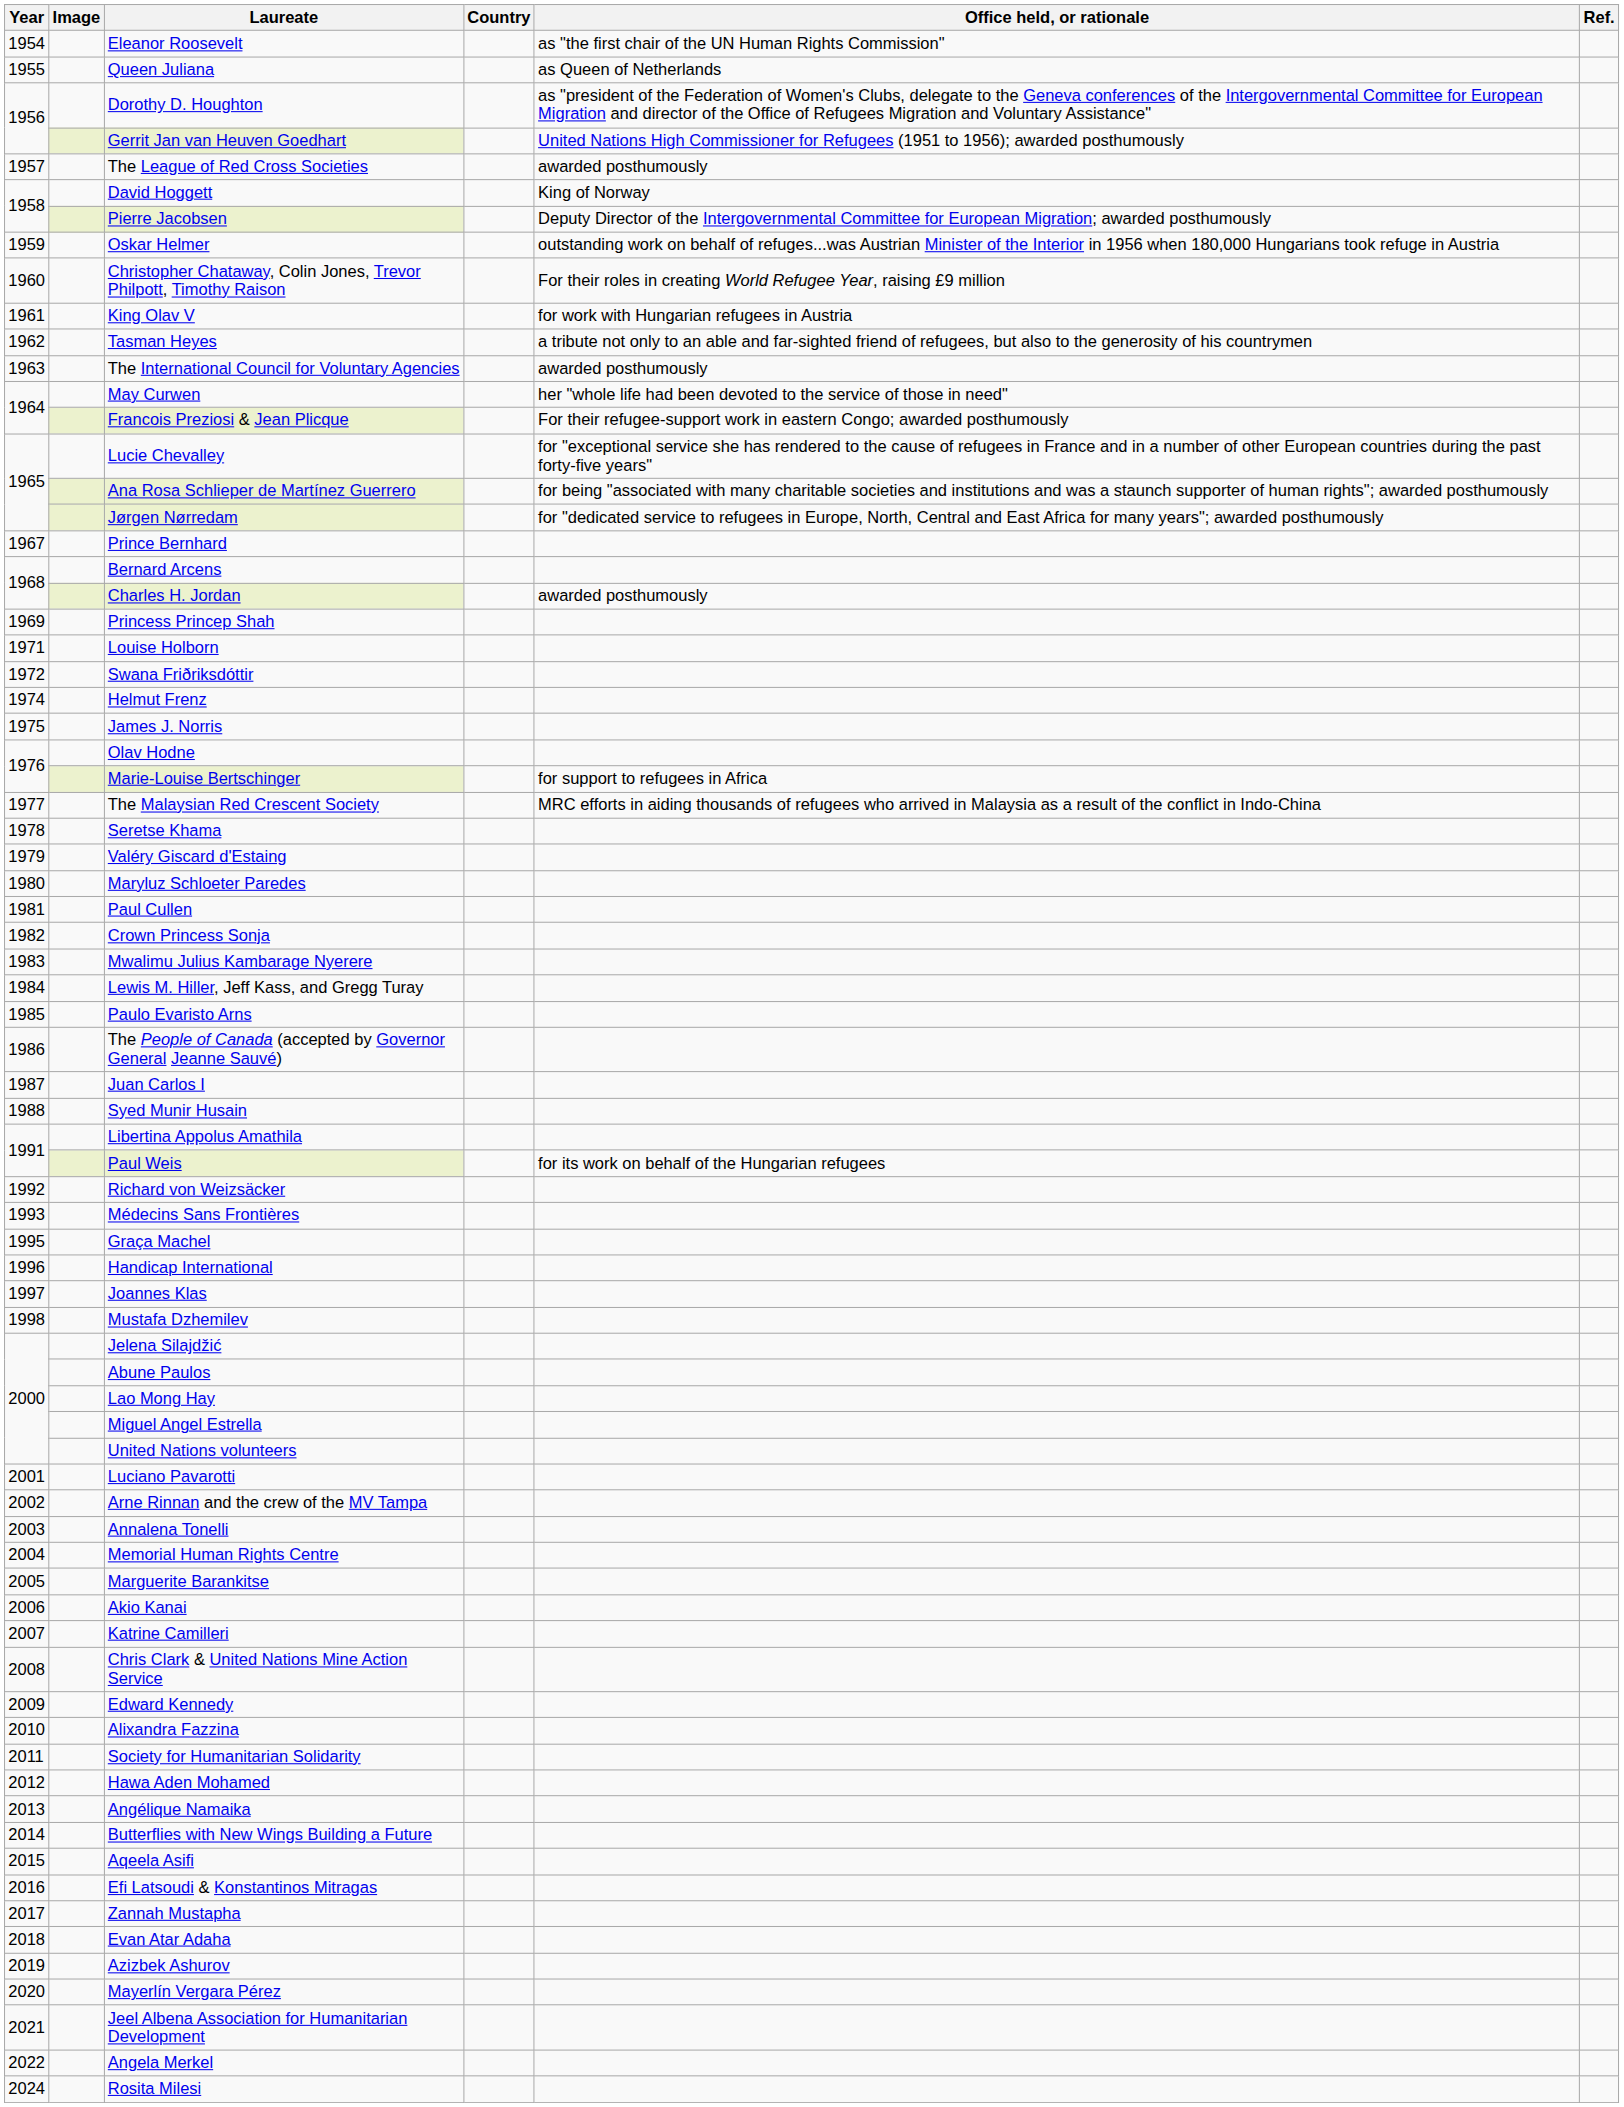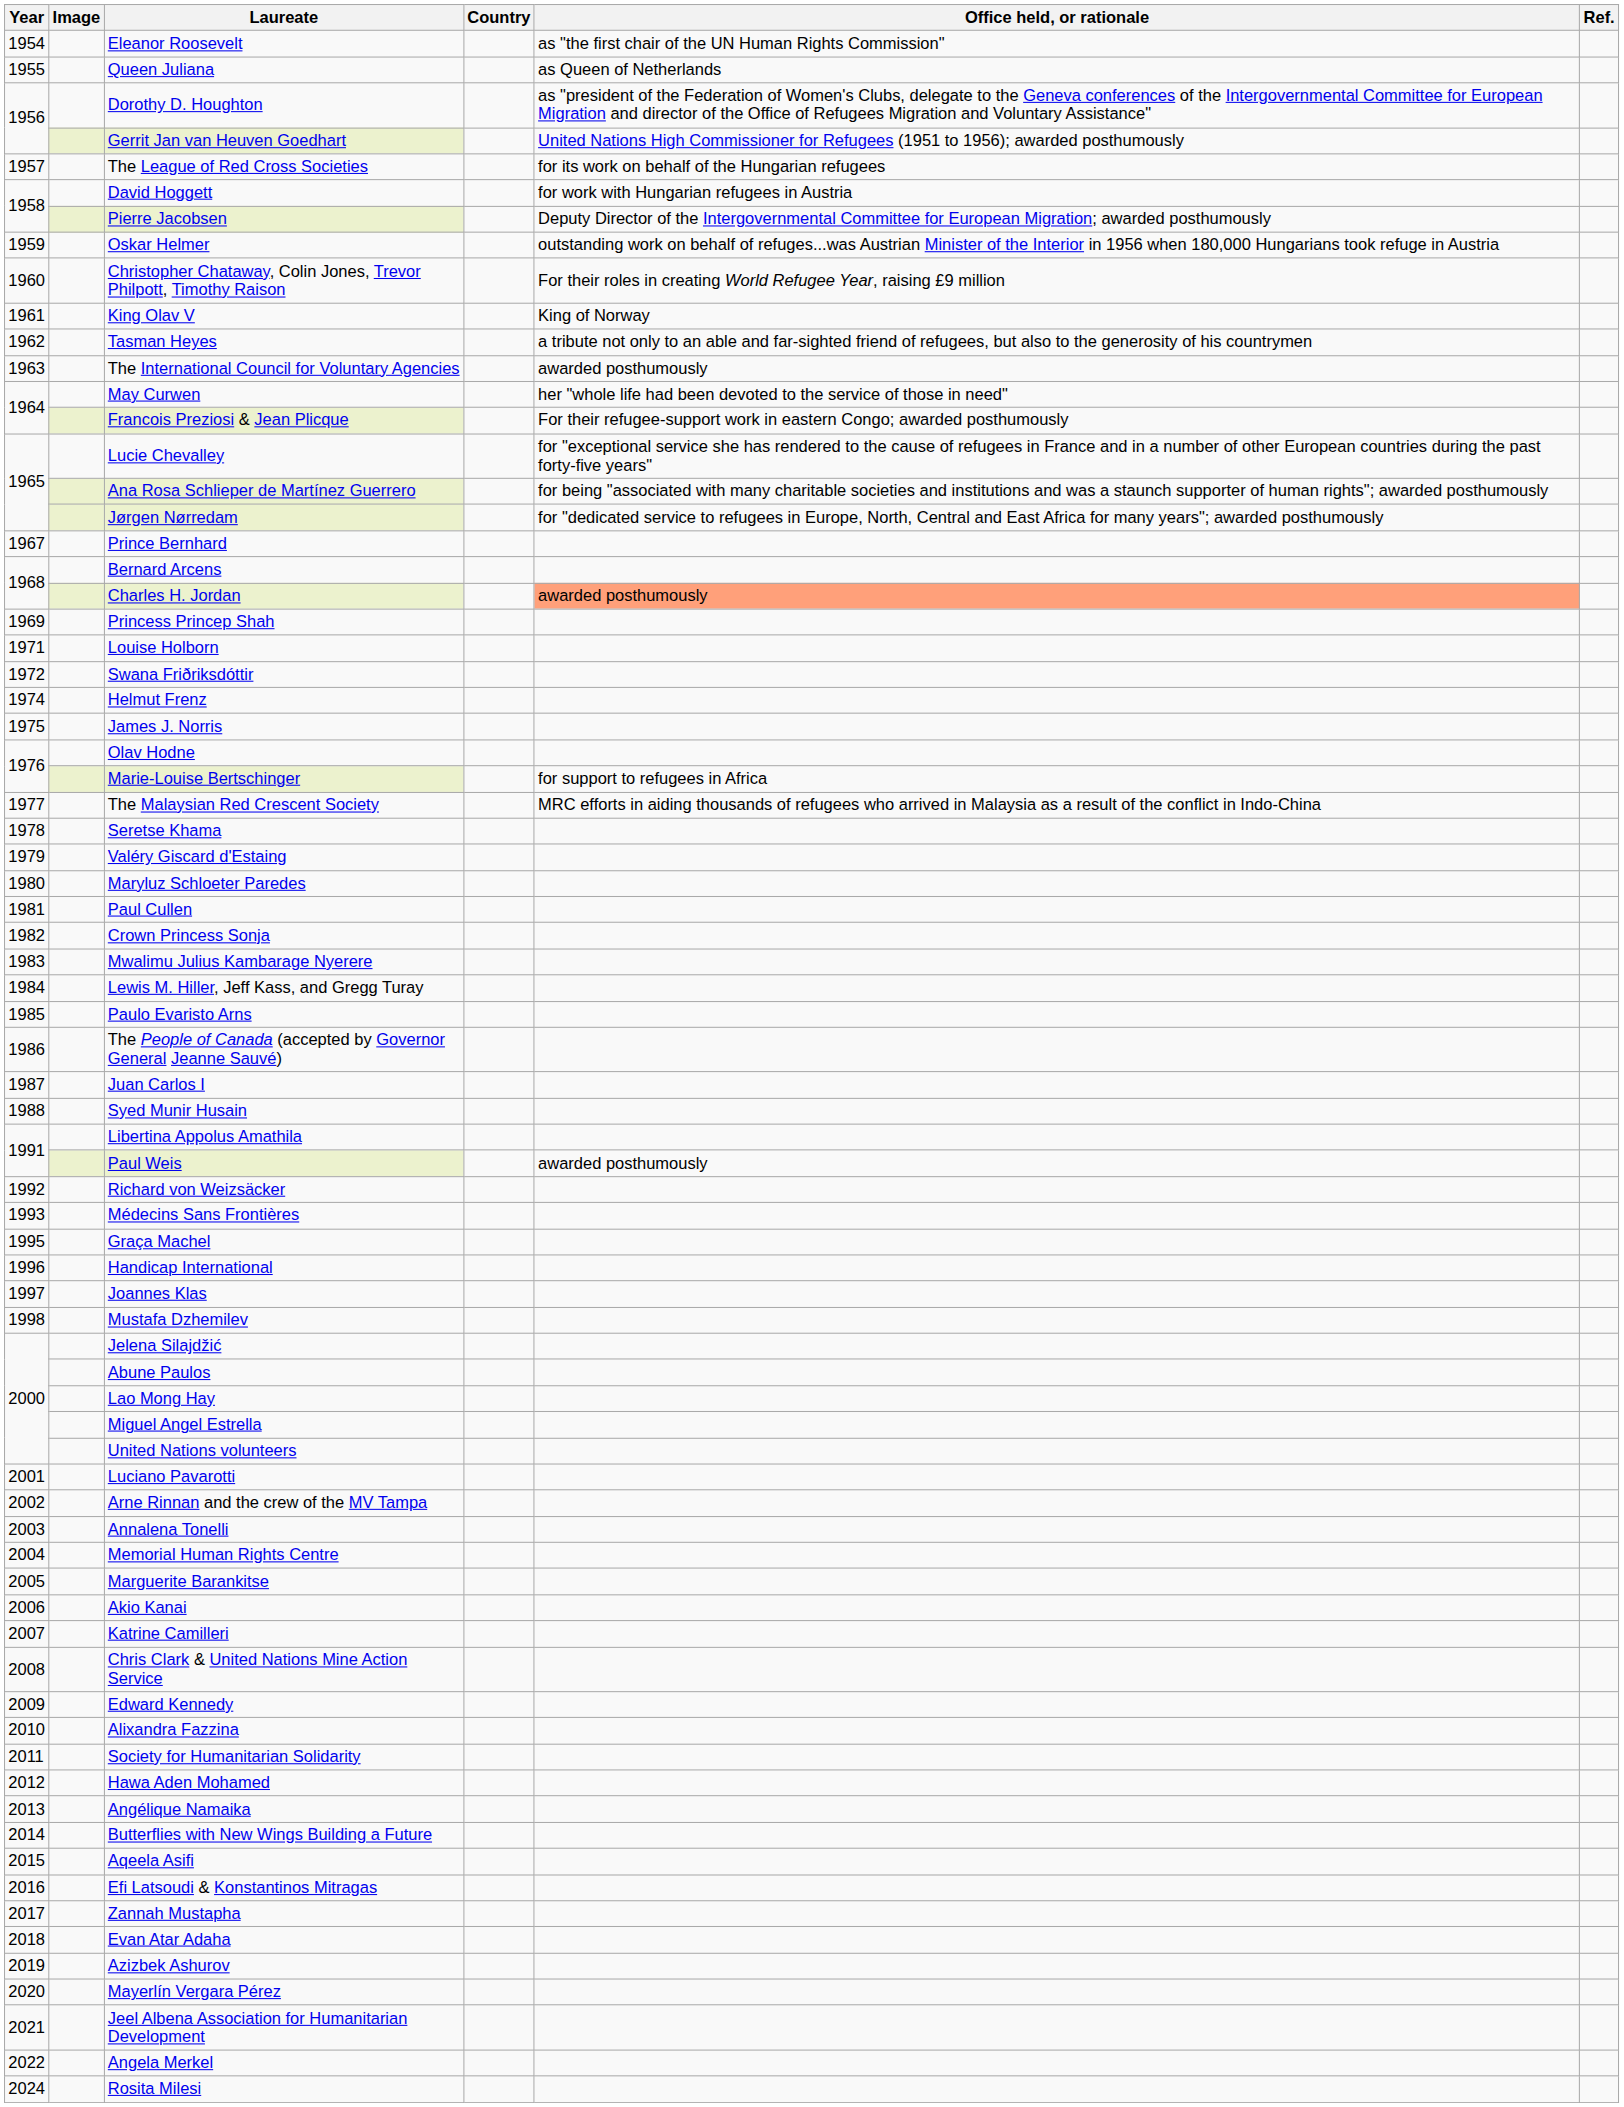(623, 166) awarded posthumously -> (712, 166) for its work on behalf of the Hungarian refugees
(594, 192) King of Norway -> (695, 192) for work with Hungarian refugees in Austria
(695, 316) for work with Hungarian refugees in Austria -> (594, 316) King of Norway
(623, 595) no background -> (623, 595) lightsalmon background
(712, 1163) for its work on behalf of the Hungarian refugees -> (623, 1163) awarded posthumously
